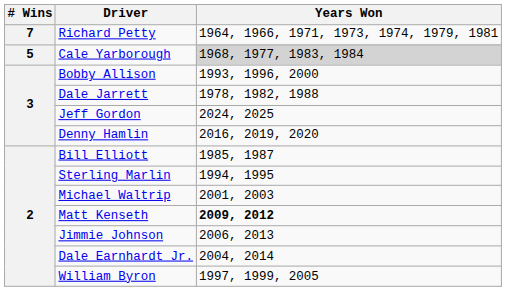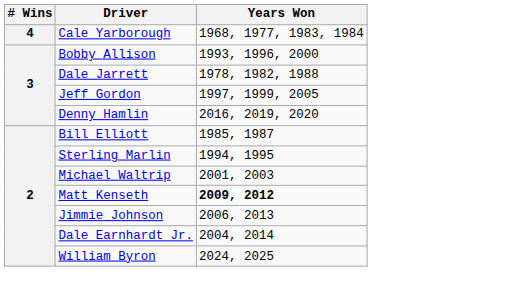- row: (107, 35)
(30, 55) 5 -> (30, 35) 4
(281, 55) lightgrey background -> (281, 35) no background
(236, 116) 2024, 2025 -> (259, 95) 1997, 1999, 2005
(259, 277) 1997, 1999, 2005 -> (236, 257) 2024, 2025
